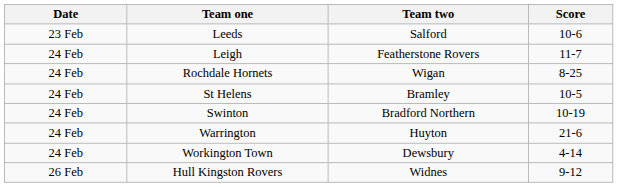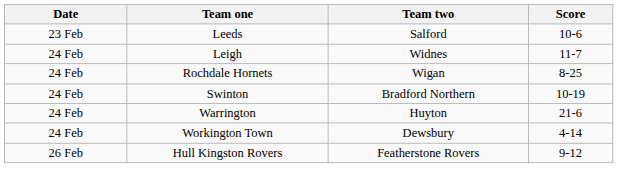(428, 53) Featherstone Rovers -> (428, 53) Widnes
- row: (228, 93)
(428, 172) Widnes -> (428, 152) Featherstone Rovers
